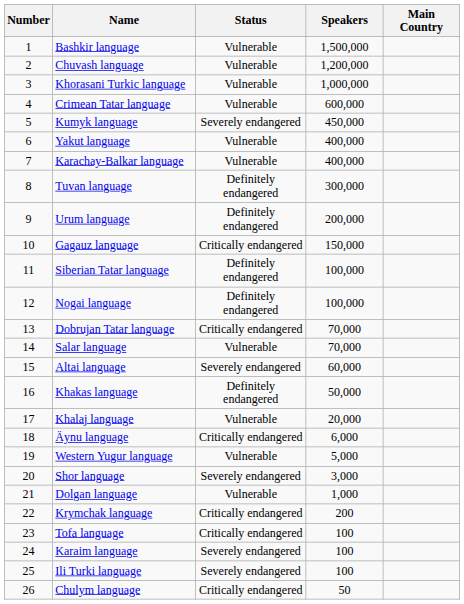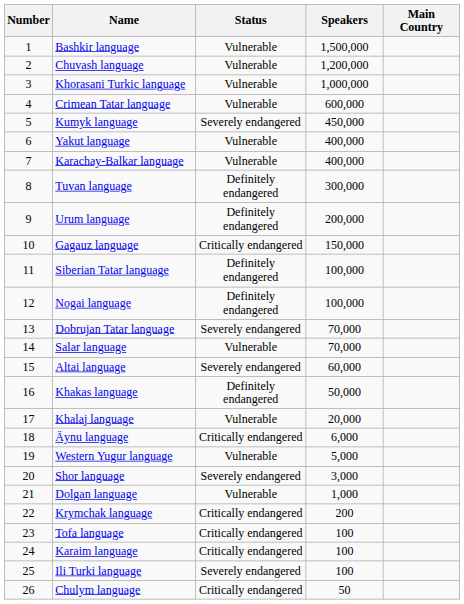(251, 328) Critically endangered -> (251, 328) Severely endangered
(251, 551) Severely endangered -> (251, 551) Critically endangered
